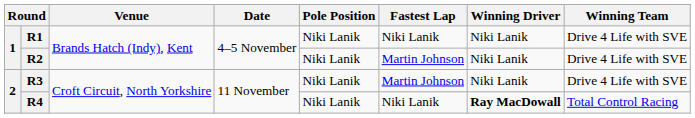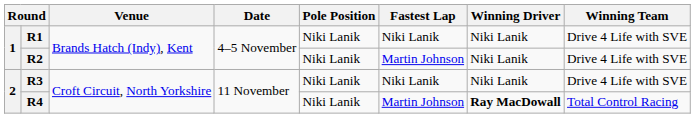(423, 80) Martin Johnson -> (410, 80) Niki Lanik
(410, 102) Niki Lanik -> (423, 102) Martin Johnson
